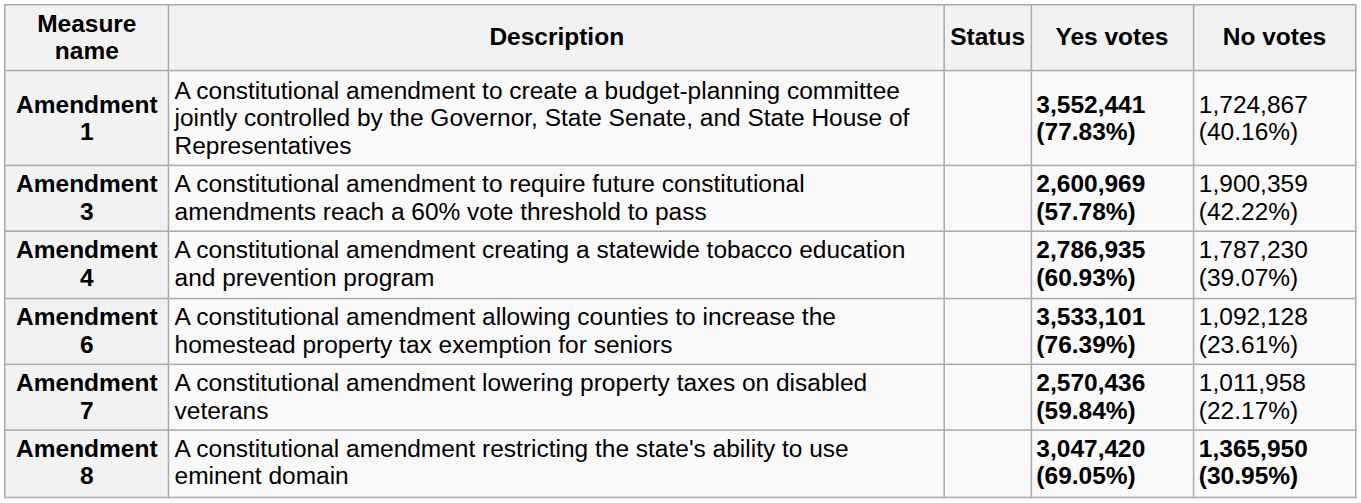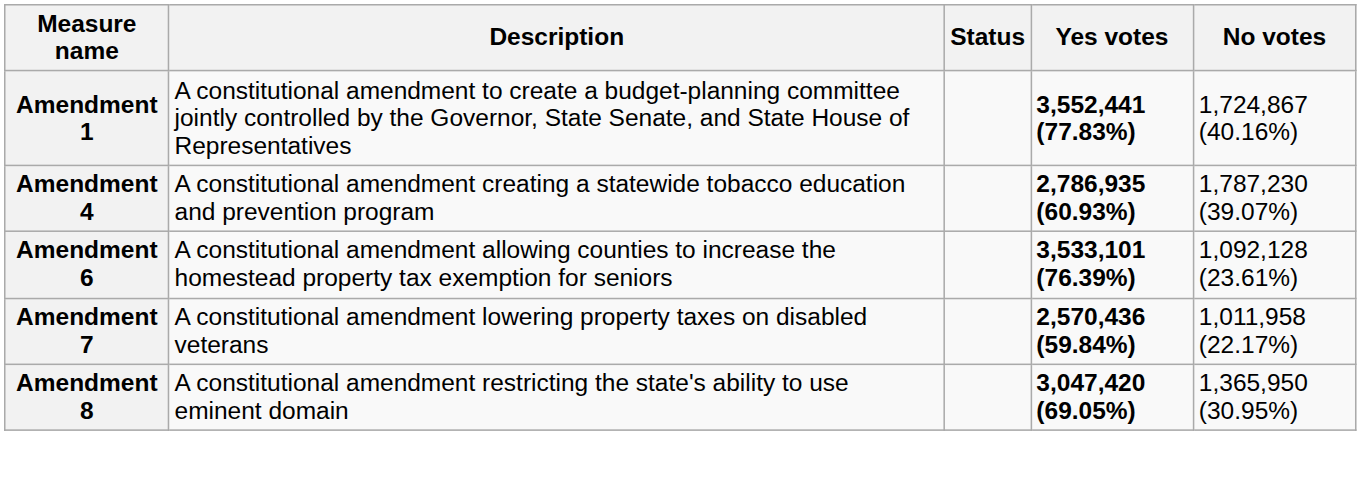- row: (87, 197)
(1253, 463) bold -> (1253, 397) normal
